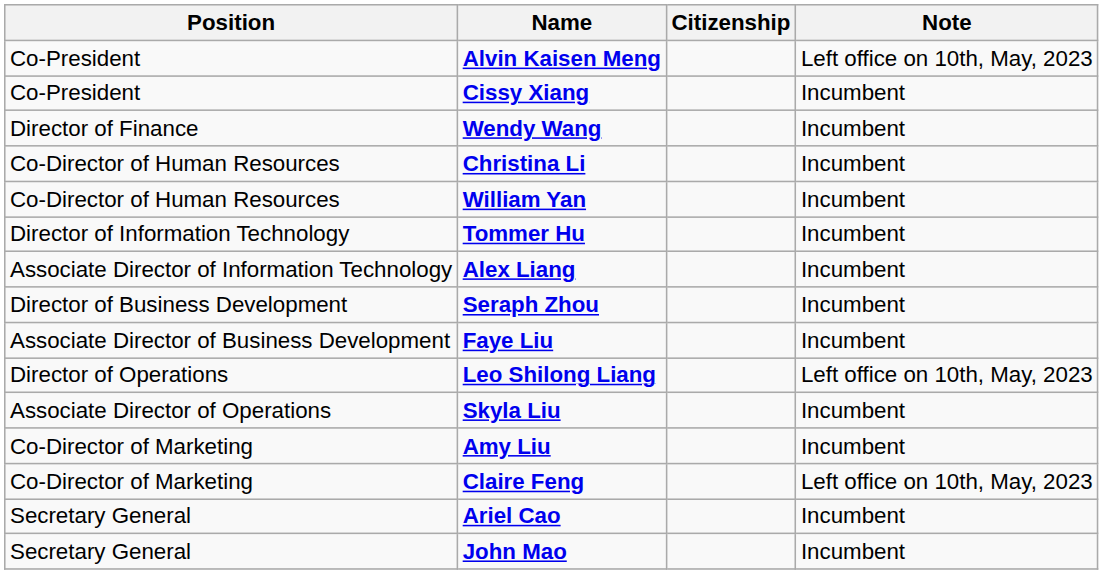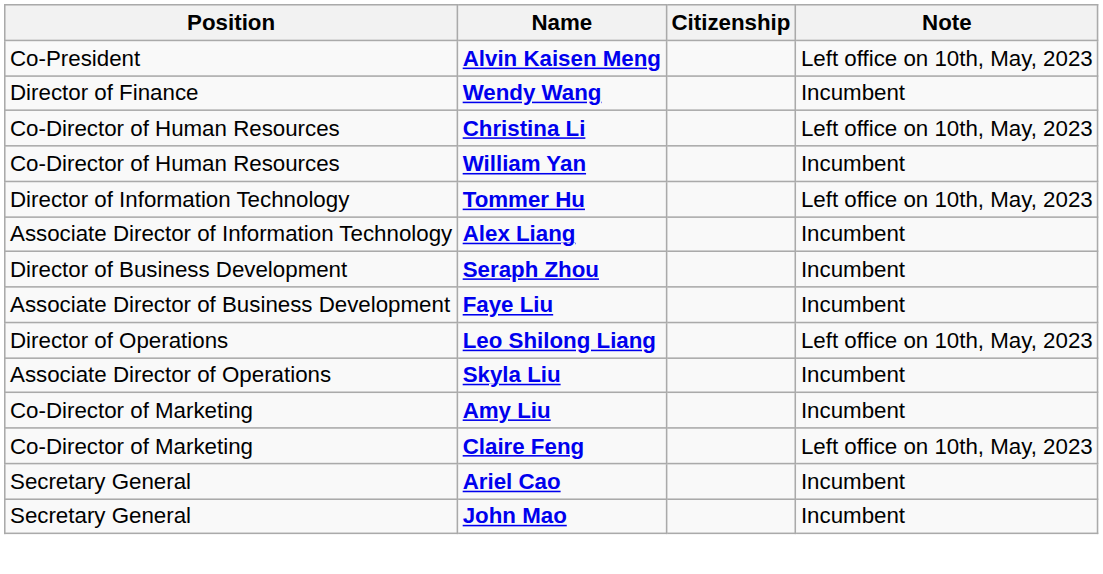- row: (526, 93)
(853, 164) Incumbent -> (947, 129) Left office on 10th, May, 2023
(853, 234) Incumbent -> (947, 199) Left office on 10th, May, 2023
